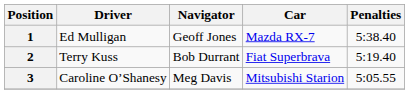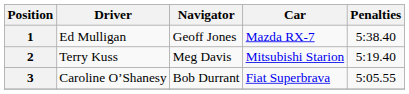(206, 57) Bob Durrant -> (202, 57) Meg Davis
(288, 57) Fiat Superbrava -> (295, 57) Mitsubishi Starion
(202, 78) Meg Davis -> (206, 78) Bob Durrant
(295, 78) Mitsubishi Starion -> (288, 78) Fiat Superbrava
